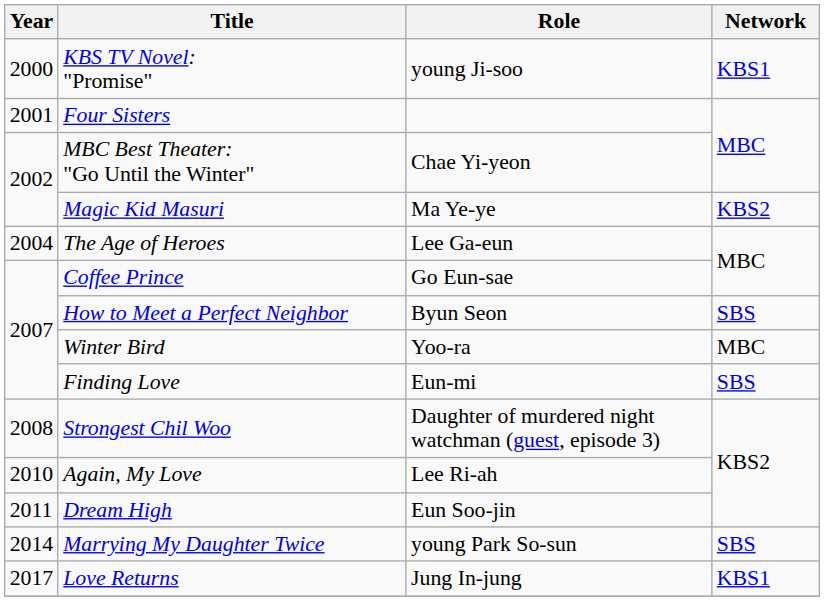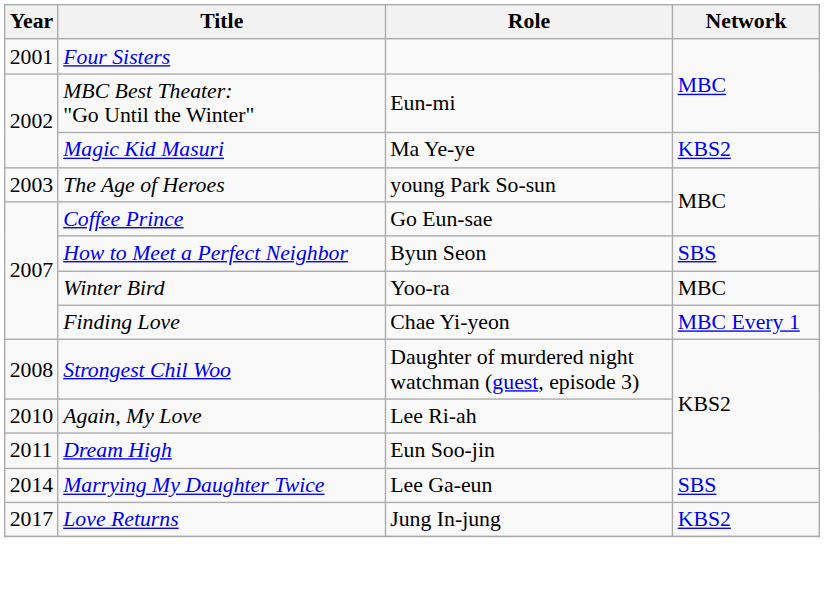- row: (130, 68)
(471, 162) Chae Yi-yeon -> (423, 103) Eun-mi
(31, 243) 2004 -> (31, 184) 2003
(462, 243) Lee Ga-eun -> (473, 184) young Park So-sun
(444, 381) Eun-mi -> (450, 322) Chae Yi-yeon
(736, 381) SBS -> (739, 322) MBC Every 1
(494, 543) young Park So-sun -> (441, 484) Lee Ga-eun
(743, 578) KBS1 -> (704, 519) KBS2
